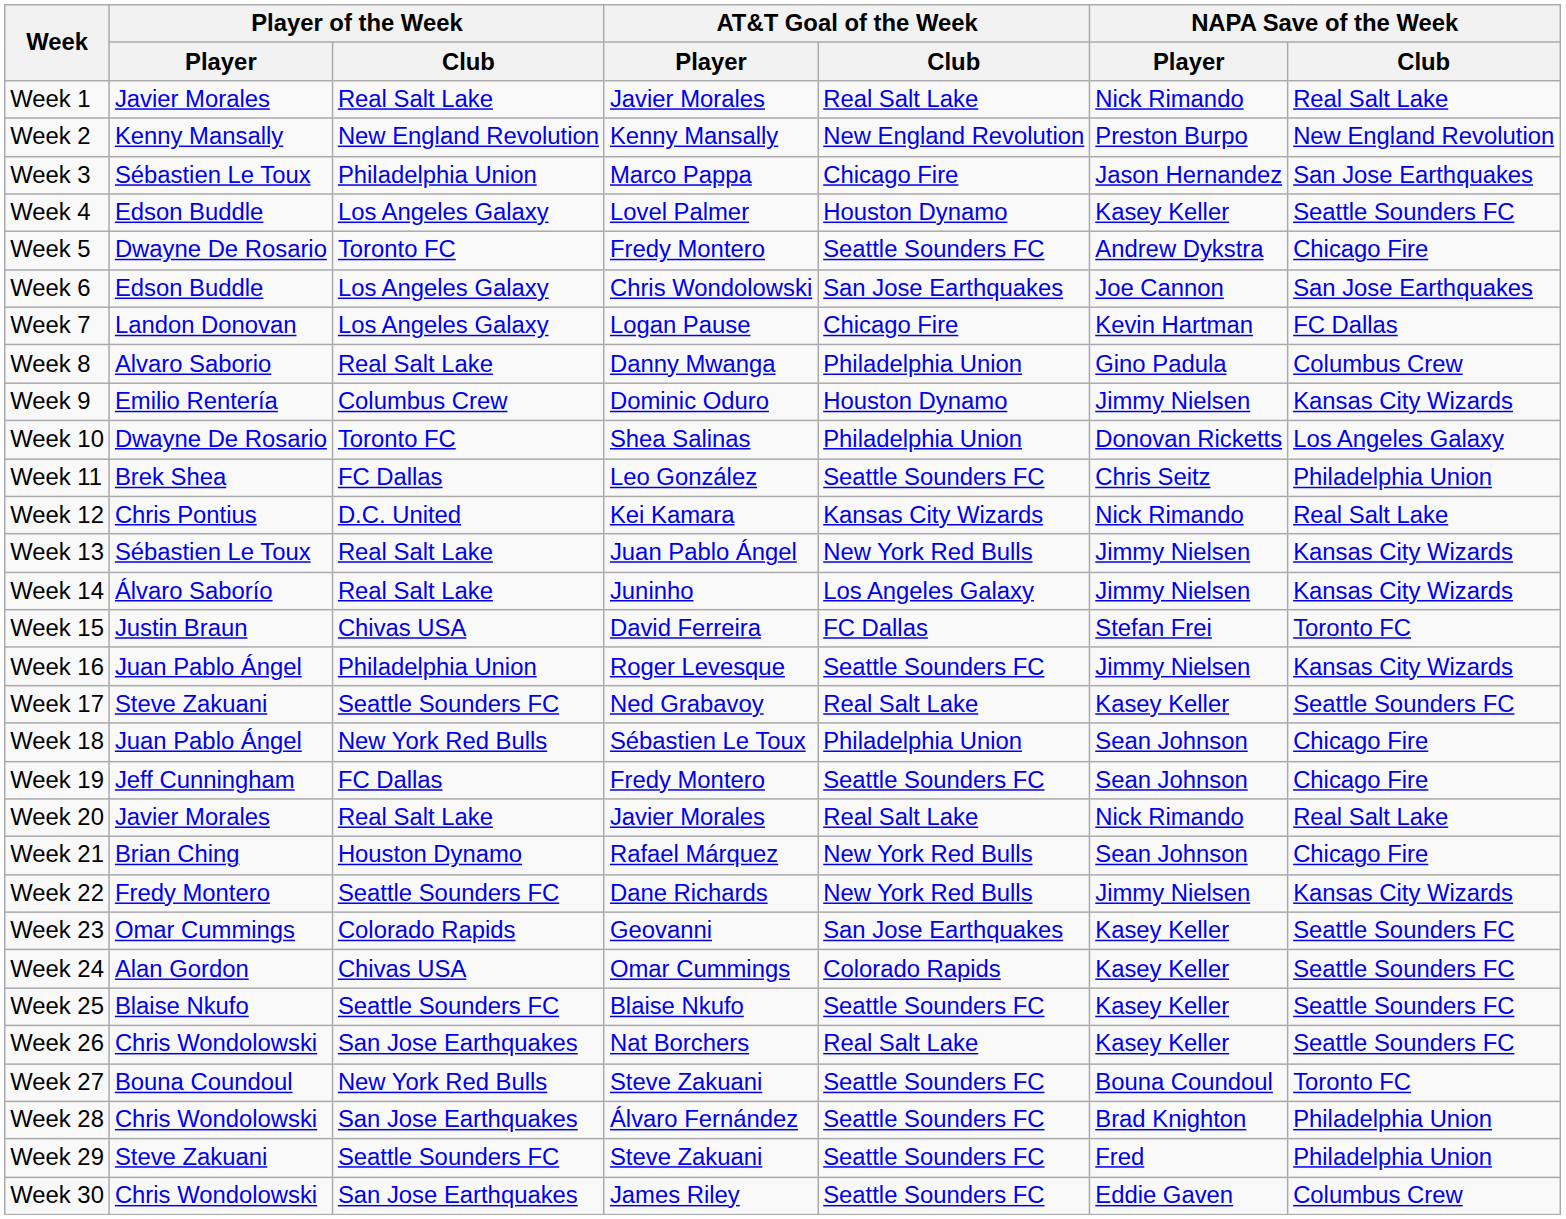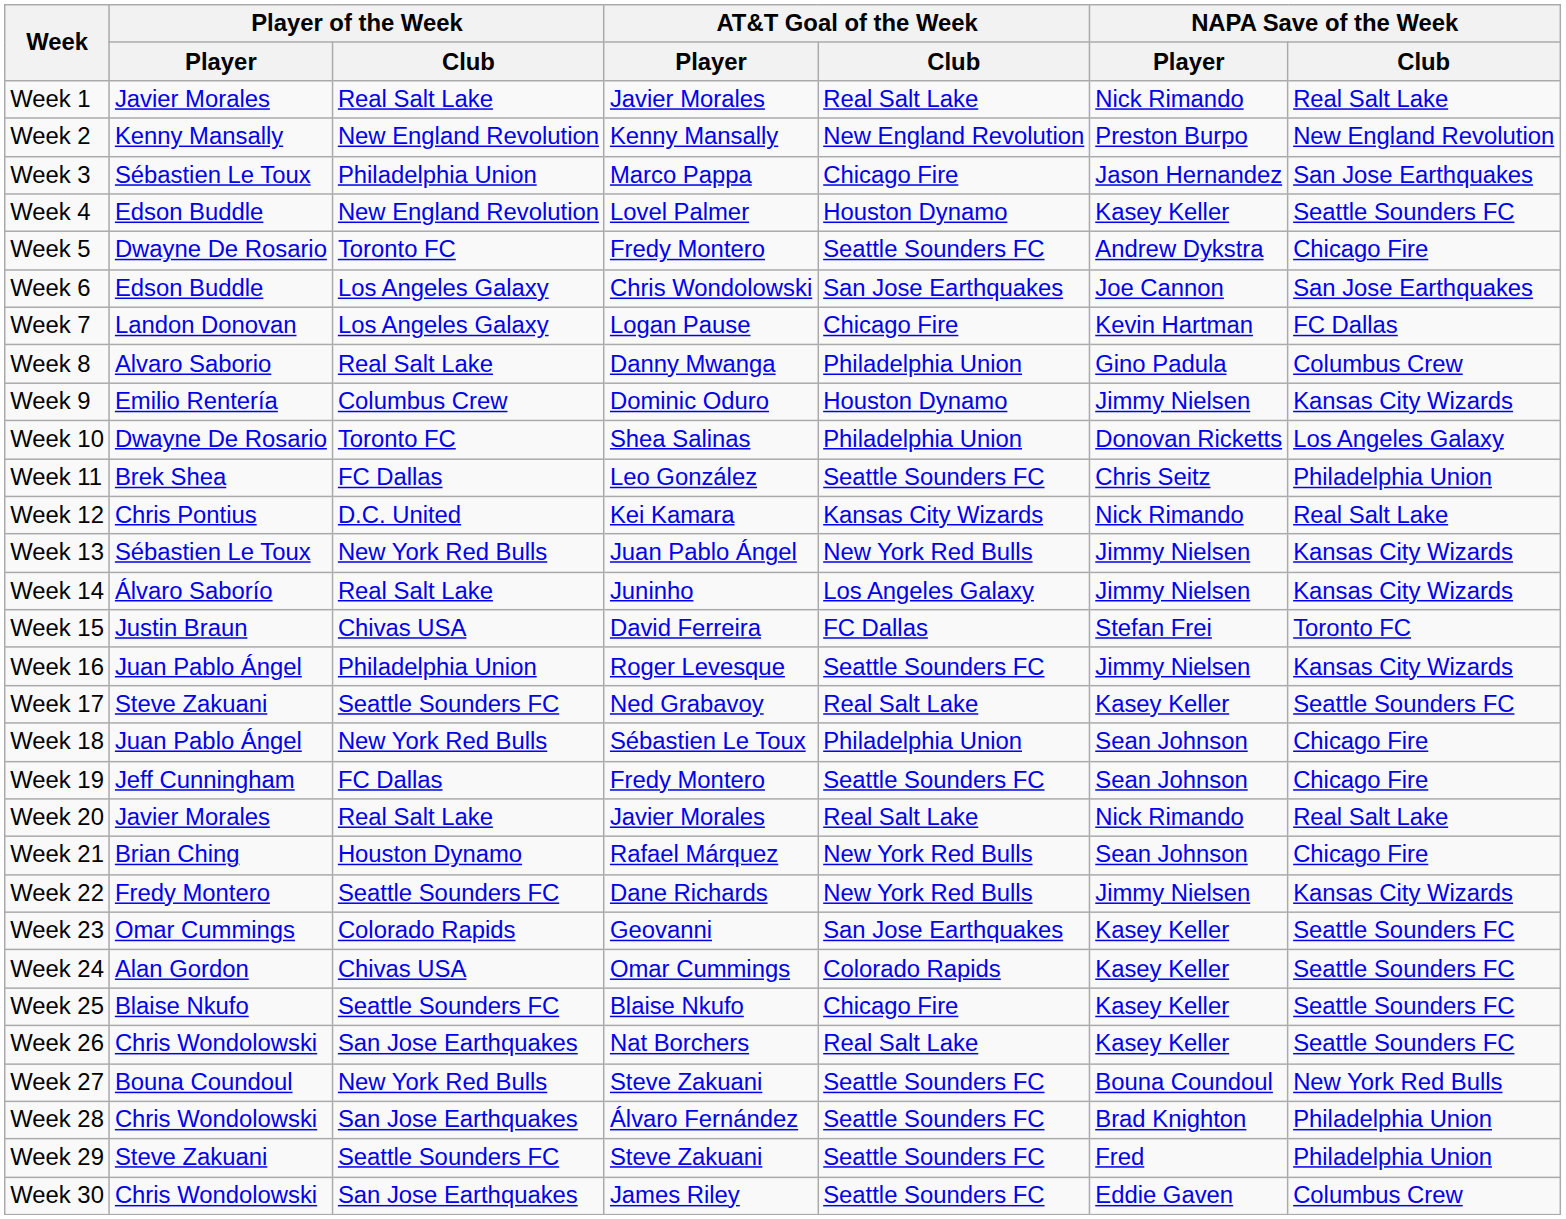(443, 212) Los Angeles Galaxy -> (468, 212) New England Revolution
(415, 552) Real Salt Lake -> (443, 552) New York Red Bulls
(934, 1006) Seattle Sounders FC -> (891, 1006) Chicago Fire
(1352, 1082) Toronto FC -> (1398, 1082) New York Red Bulls
